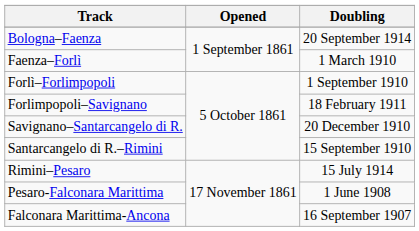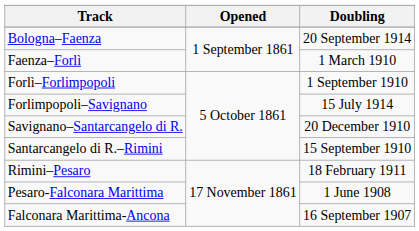(357, 104) 18 February 1911 -> (357, 104) 15 July 1914
(357, 170) 15 July 1914 -> (357, 170) 18 February 1911
